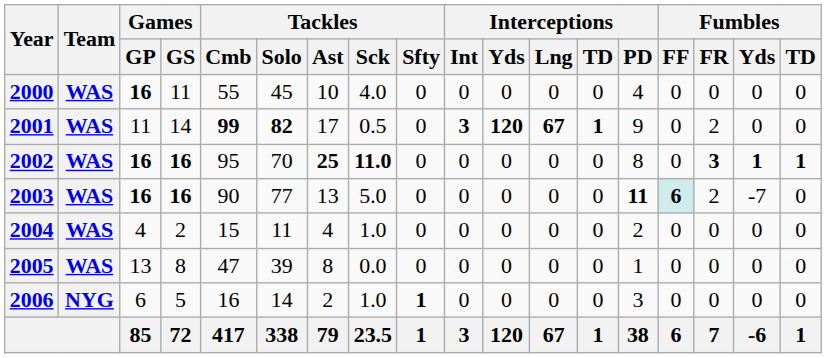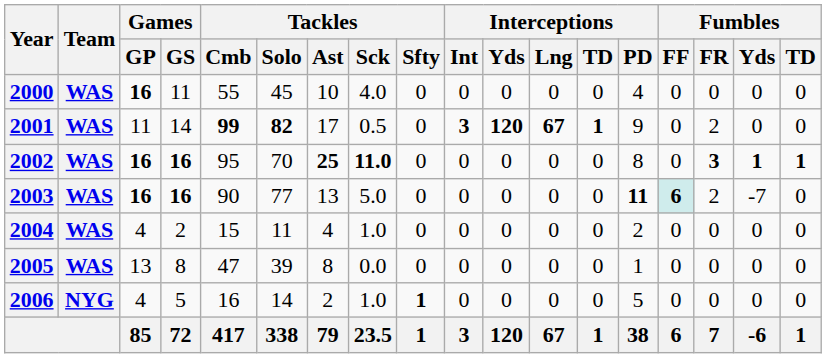(141, 299) 6 -> (141, 299) 4
(638, 299) 3 -> (638, 299) 5
